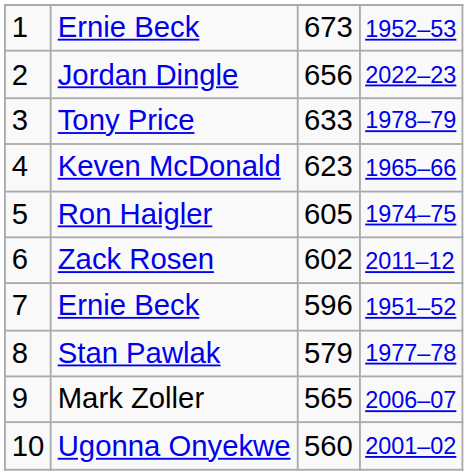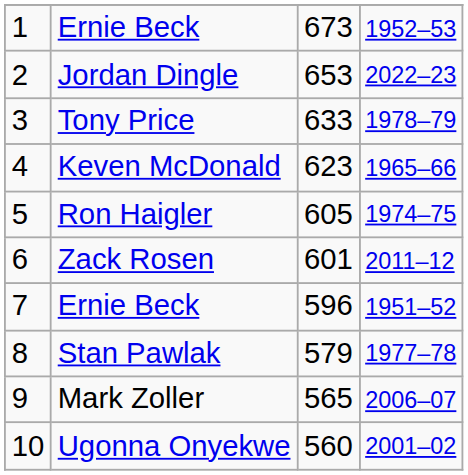(328, 74) 656 -> (328, 74) 653
(328, 259) 602 -> (328, 259) 601
